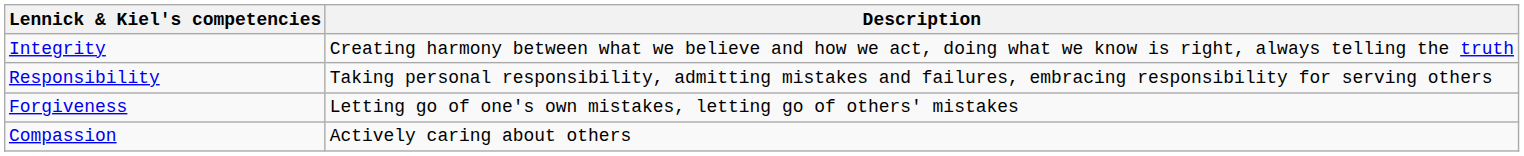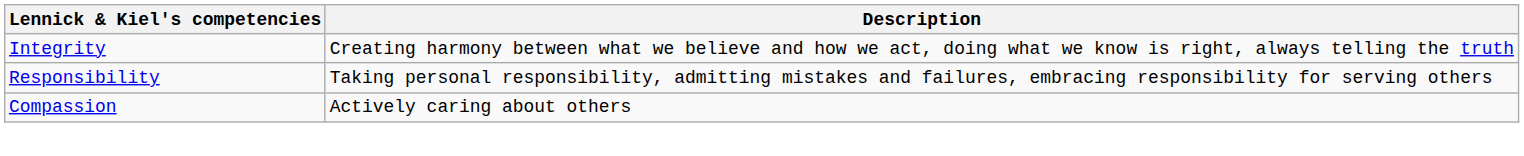- row: (68, 107)
